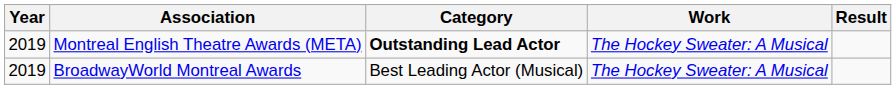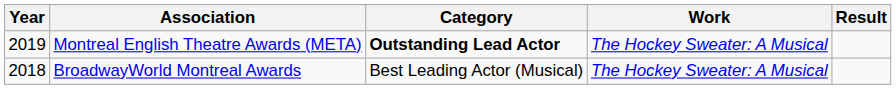(27, 71) 2019 -> (27, 71) 2018
